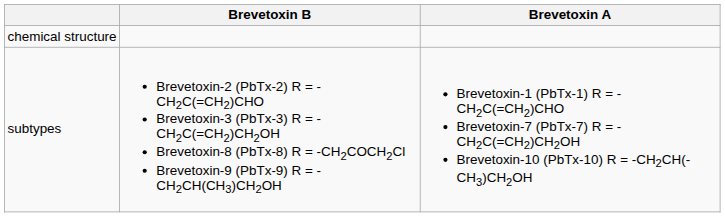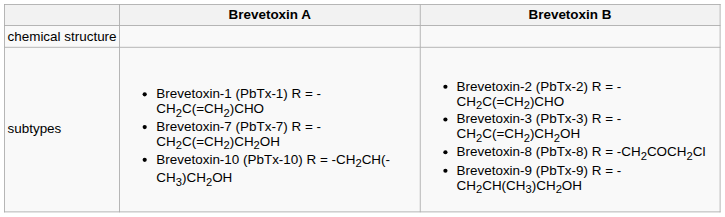columns swapped: (570, 15) <-> (270, 15)
